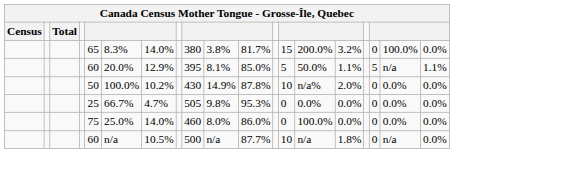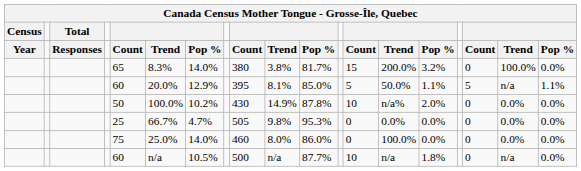+ row: (24, 49)
